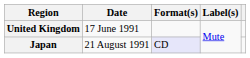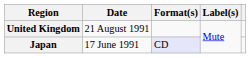(112, 28) 17 June 1991 -> (117, 28) 21 August 1991
(117, 45) 21 August 1991 -> (112, 45) 17 June 1991
